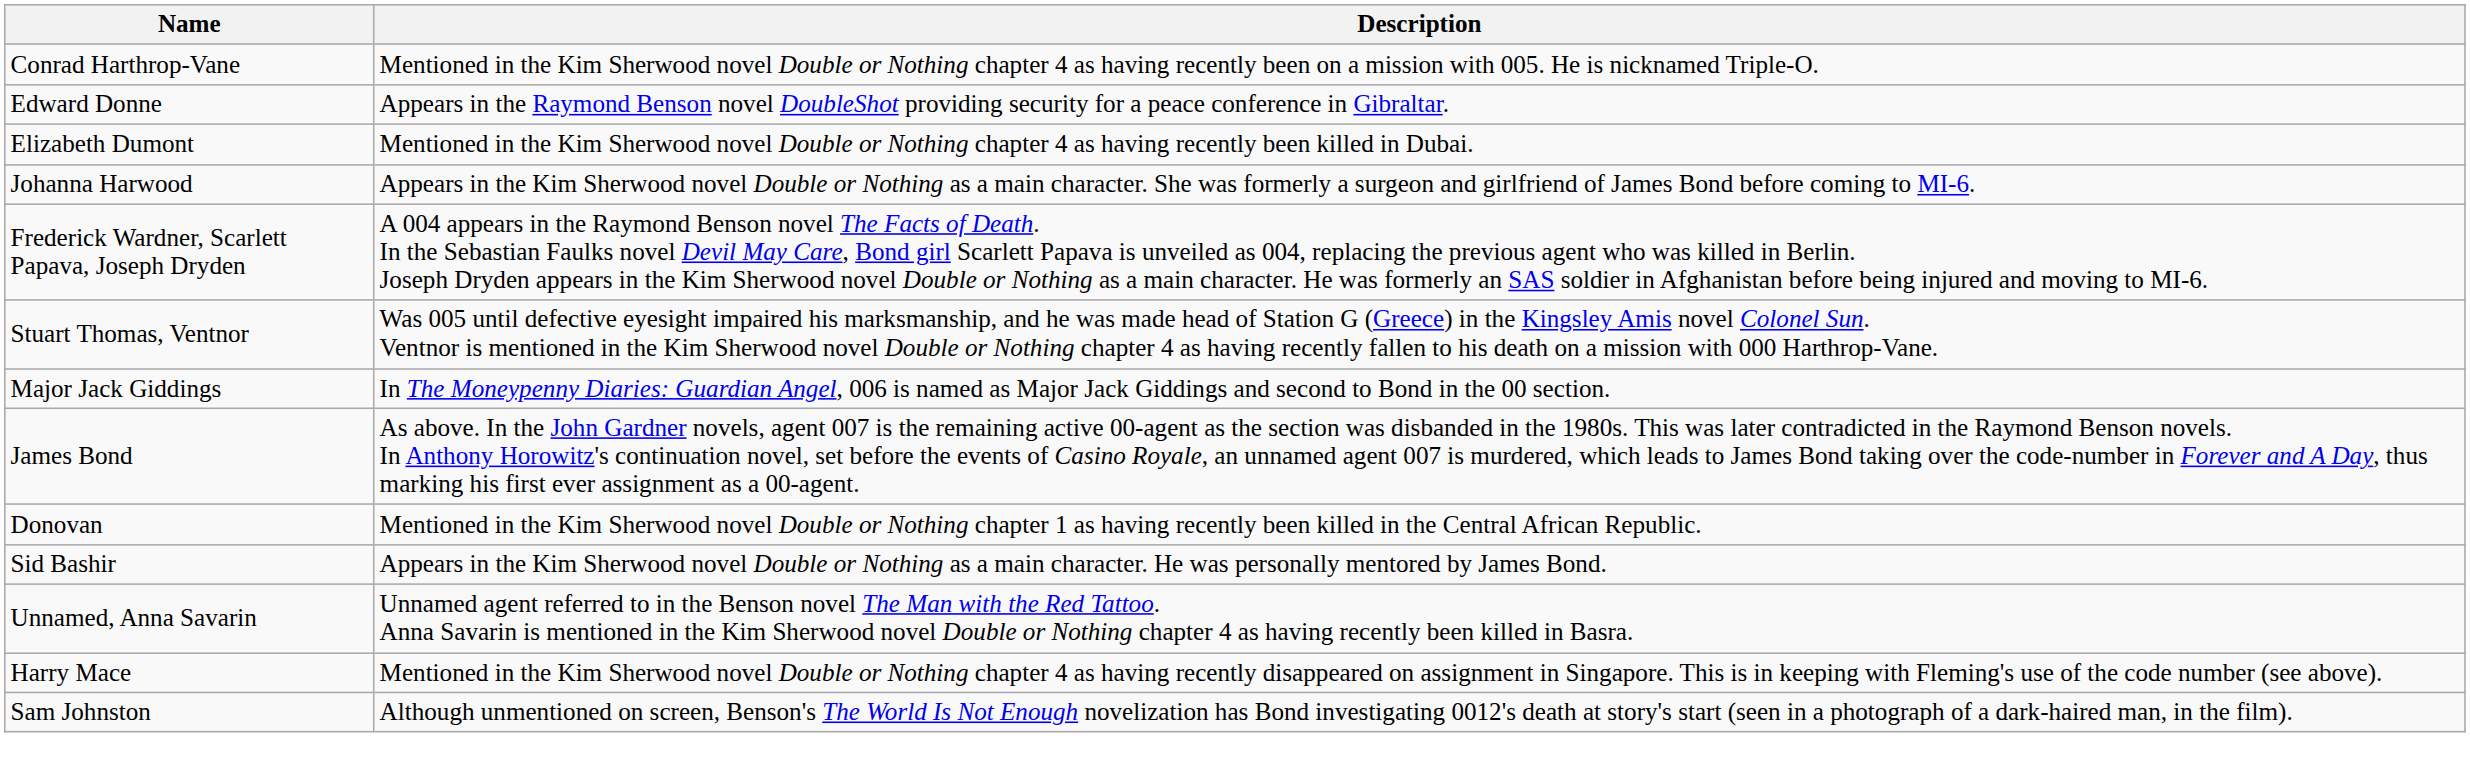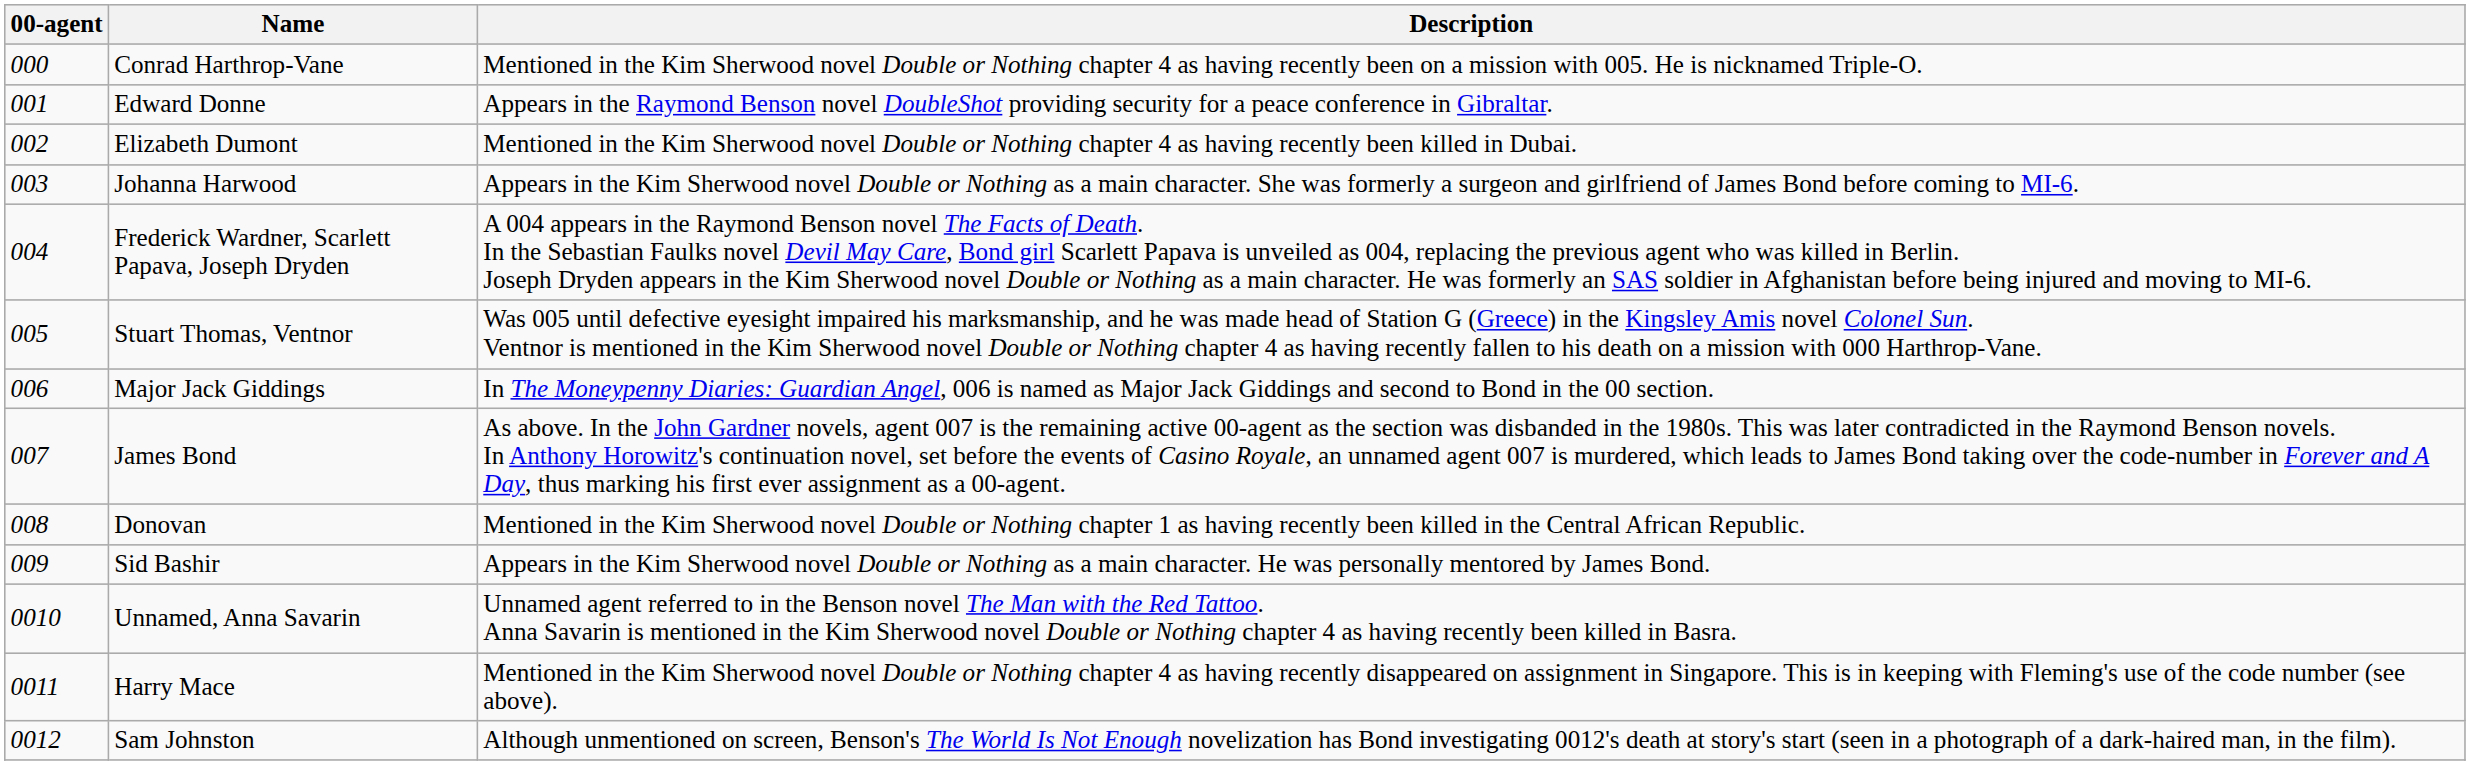+ column: (57, 24)
